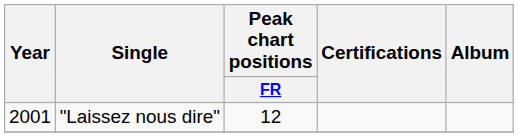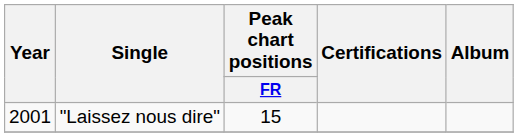(271, 117) 12 -> (271, 117) 15
